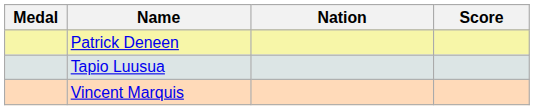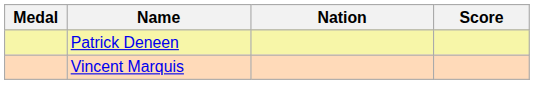- row: (118, 68)
